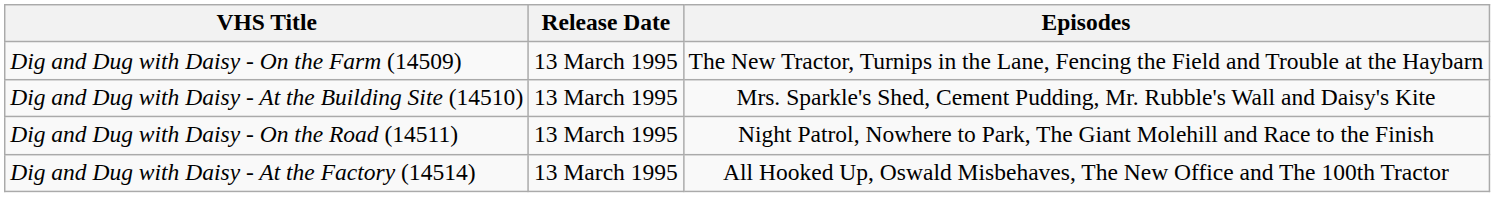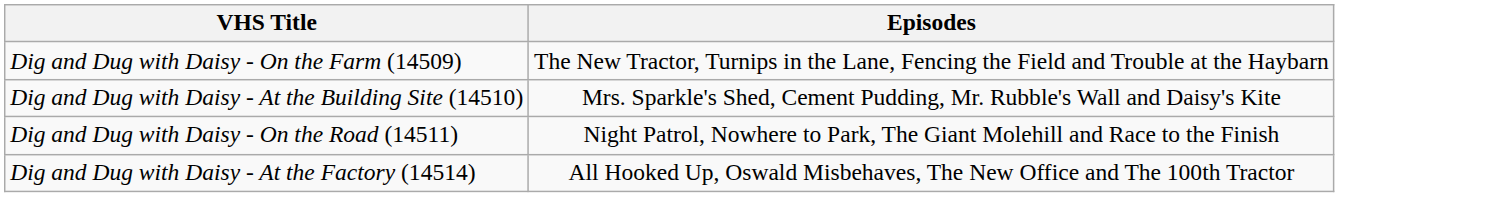- column: (606, 23)
